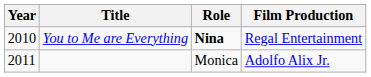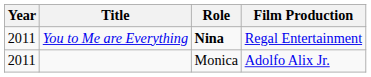(22, 38) 2010 -> (22, 38) 2011
